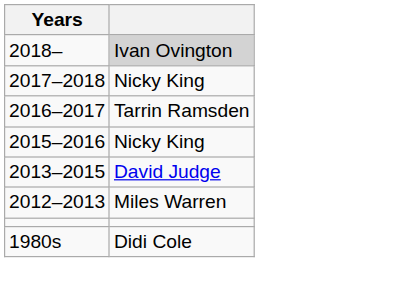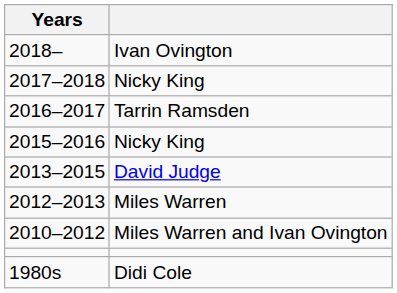(173, 50) lightgrey background -> (173, 50) no background
+ row: (57, 232)
